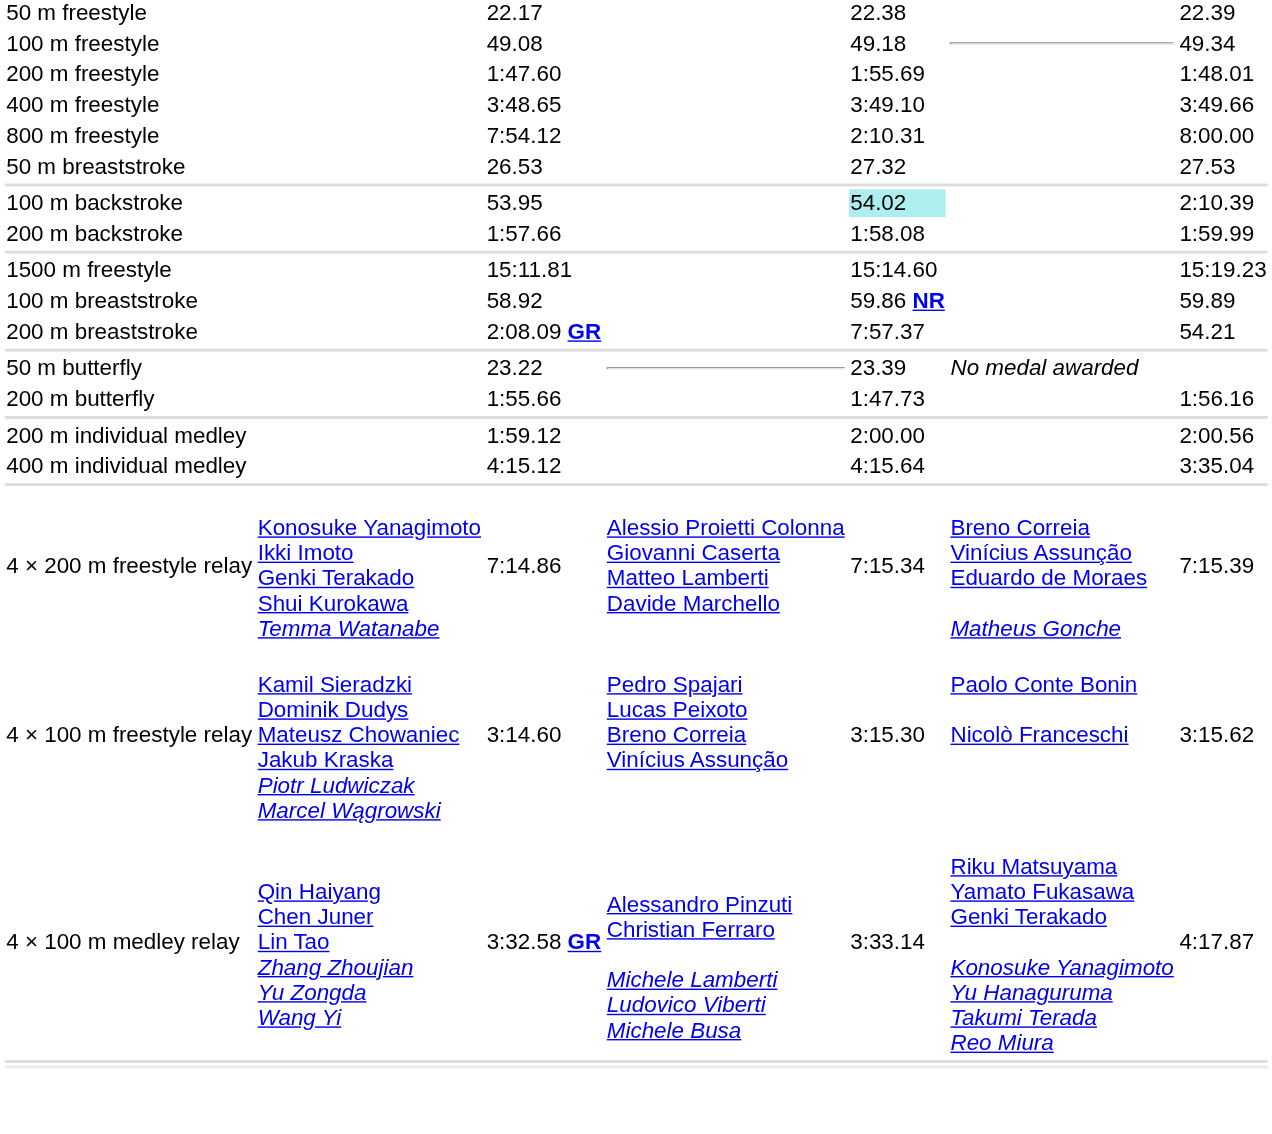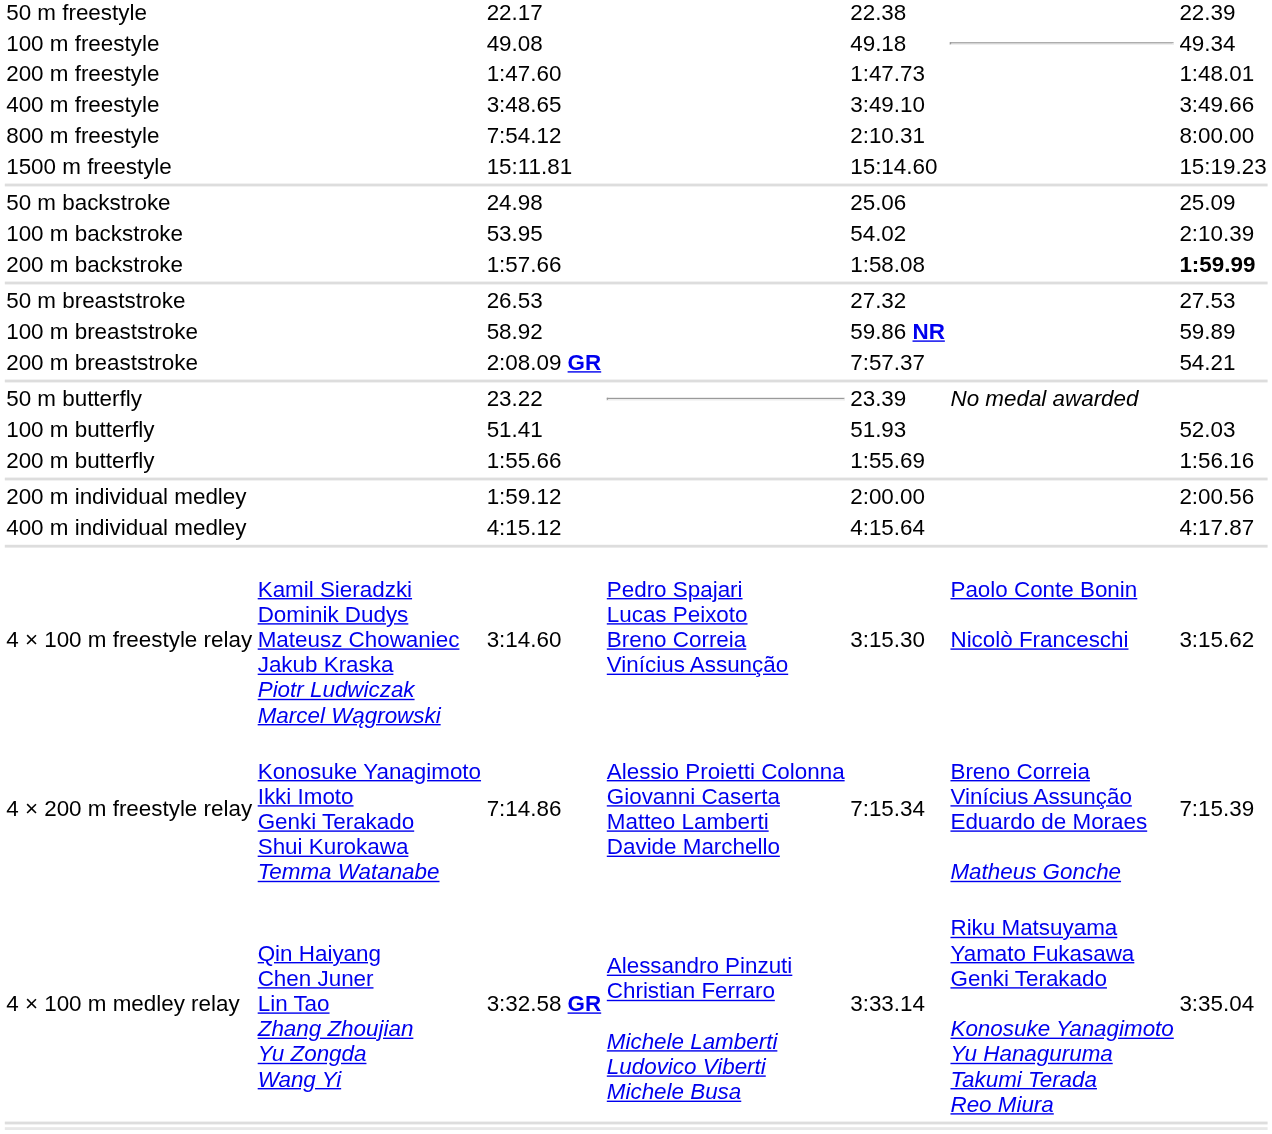(888, 74) 1:55.69 -> (888, 74) 1:47.73
rows swapped: (89, 270) <-> (96, 166)
+ row: (88, 202)
(878, 202) paleturquoise background -> (878, 233) no background
(1217, 233) normal -> (1217, 264) bold
+ row: (80, 429)
(888, 398) 1:47.73 -> (888, 460) 1:55.69
(1217, 466) 3:35.04 -> (1217, 527) 4:17.87
rows swapped: (129, 734) <-> (129, 565)
(1217, 942) 4:17.87 -> (1217, 1003) 3:35.04
